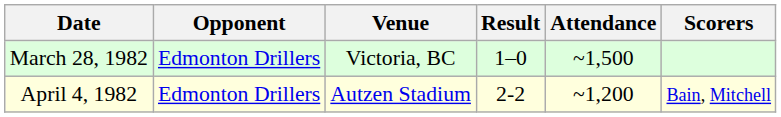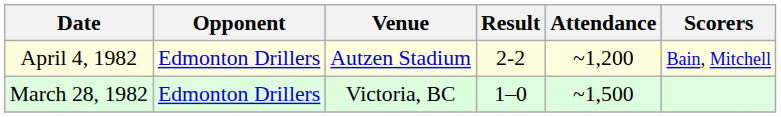rows swapped: (79, 58) <-> (79, 94)
